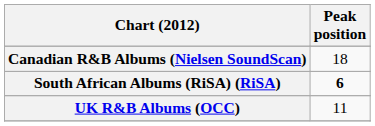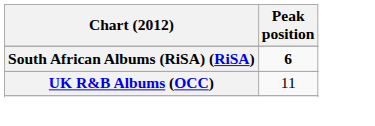- row: (157, 58)
